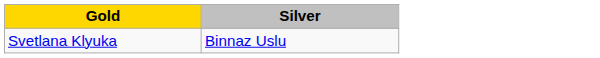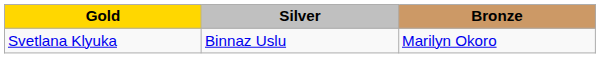+ column: (497, 16)
